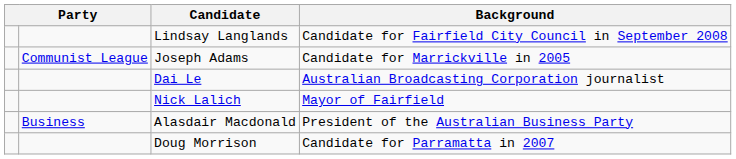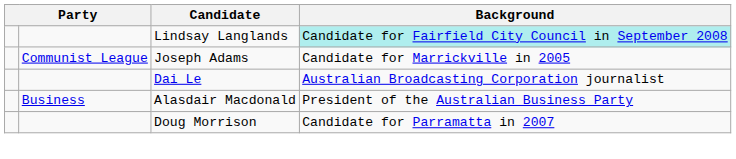(515, 37) no background -> (515, 37) paleturquoise background
- row: (197, 101)
